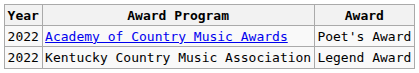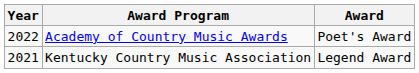(23, 57) 2022 -> (23, 57) 2021
